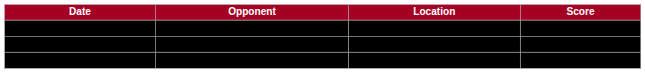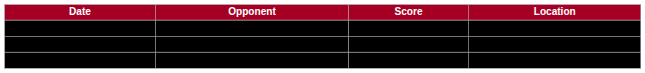columns swapped: (434, 12) <-> (581, 12)
